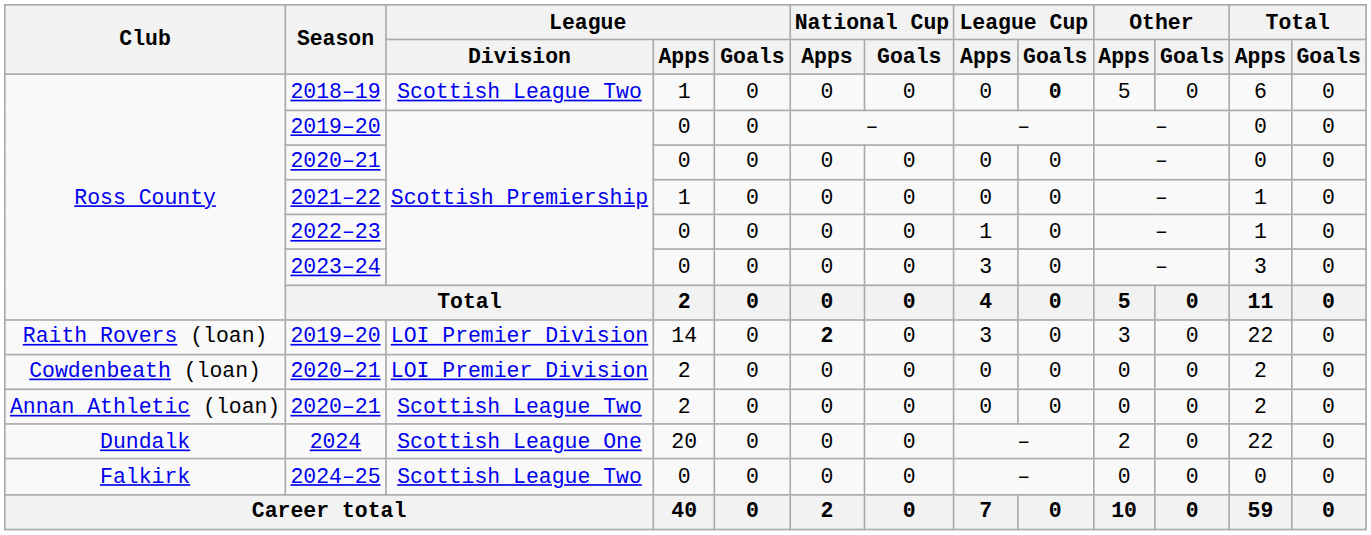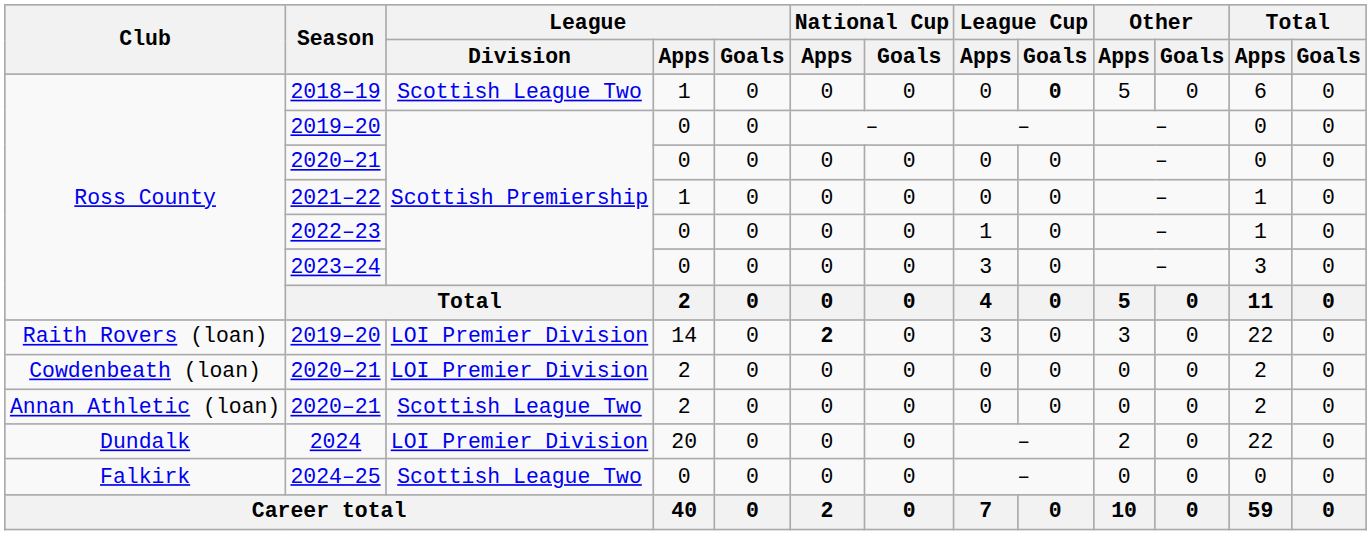(519, 442) Scottish League One -> (519, 442) LOI Premier Division
